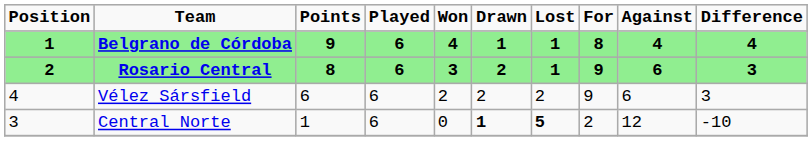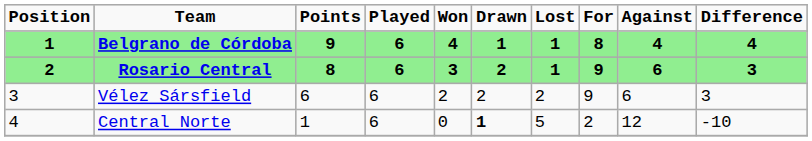(14, 96) 4 -> (14, 96) 3
(14, 123) 3 -> (14, 123) 4
(540, 123) bold -> (540, 123) normal
